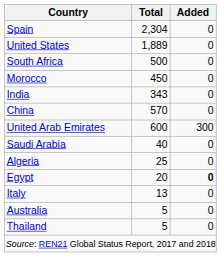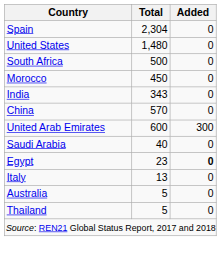(155, 45) 1,889 -> (155, 45) 1,480
- row: (23, 161)
(162, 177) 20 -> (162, 161) 23
